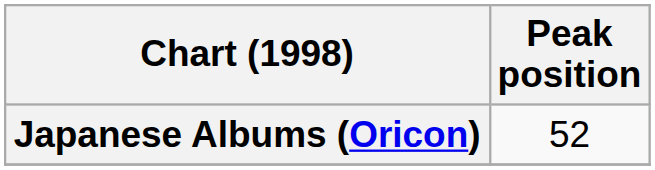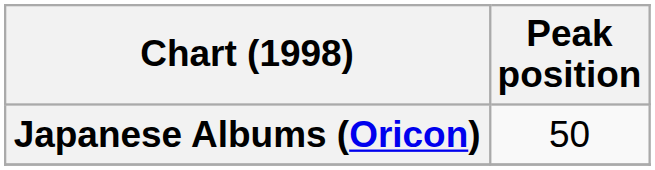(569, 134) 52 -> (569, 134) 50
